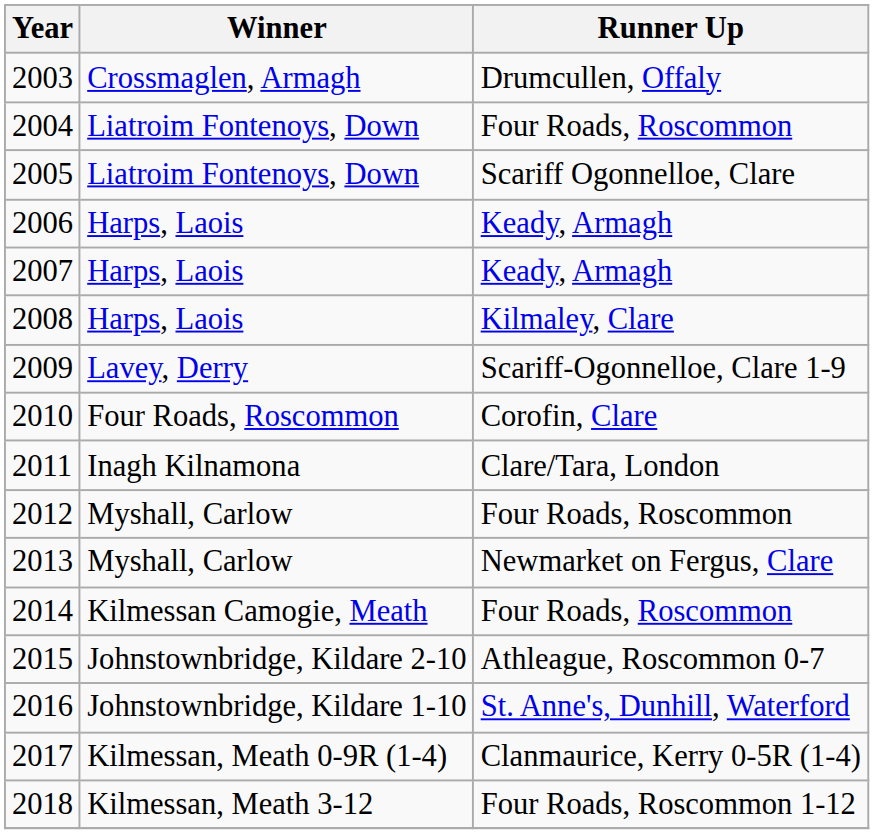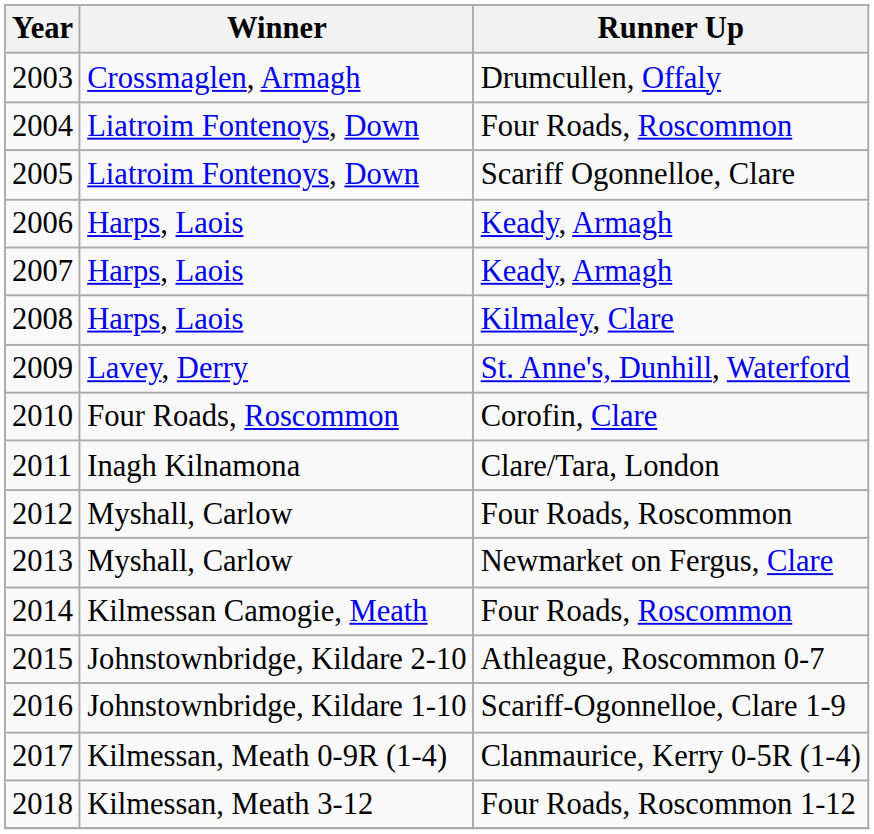(663, 367) Scariff-Ogonnelloe, Clare 1-9 -> (665, 367) St. Anne's, Dunhill, Waterford
(665, 707) St. Anne's, Dunhill, Waterford -> (663, 707) Scariff-Ogonnelloe, Clare 1-9
